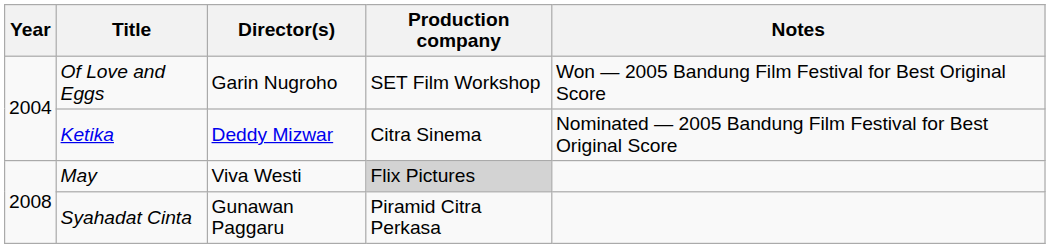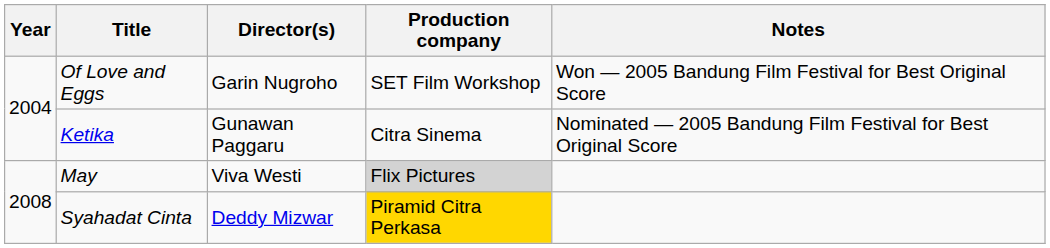(272, 134) Deddy Mizwar -> (253, 134) Gunawan Paggaru
(253, 217) Gunawan Paggaru -> (272, 217) Deddy Mizwar
(426, 217) no background -> (426, 217) gold background
